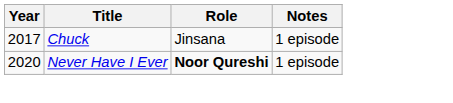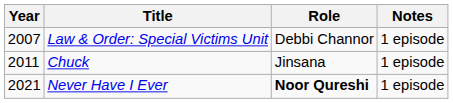+ row: (158, 39)
(24, 39) 2017 -> (24, 62) 2011
(24, 62) 2020 -> (24, 86) 2021
